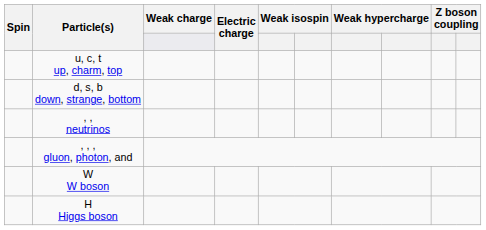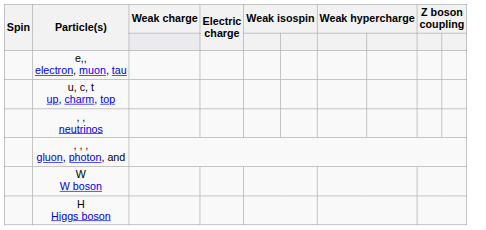+ row: (81, 65)
- row: (88, 94)
